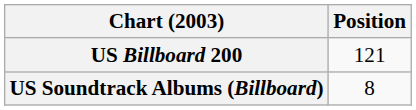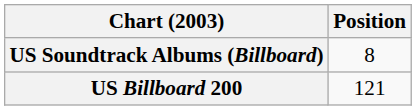rows swapped: (167, 54) <-> (167, 88)
